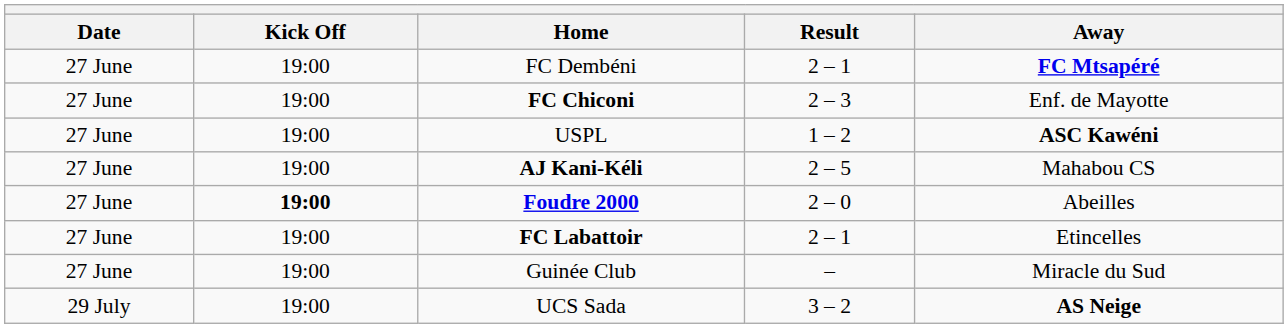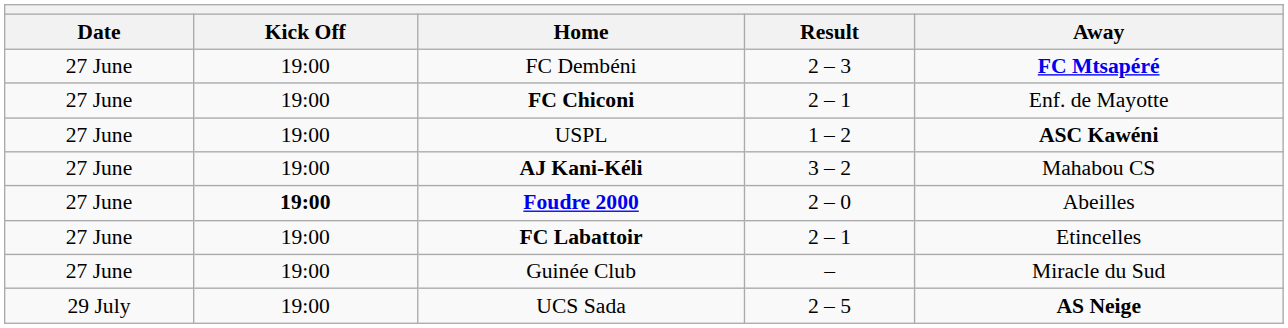(830, 65) 2 – 1 -> (830, 65) 2 – 3
(830, 100) 2 – 3 -> (830, 100) 2 – 1
(830, 168) 2 – 5 -> (830, 168) 3 – 2
(830, 305) 3 – 2 -> (830, 305) 2 – 5
